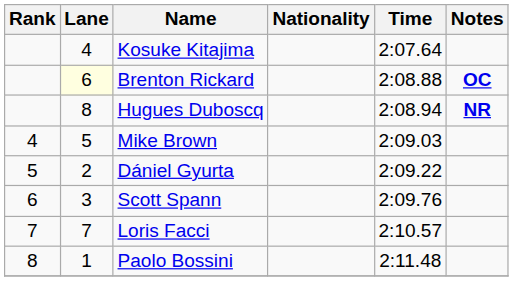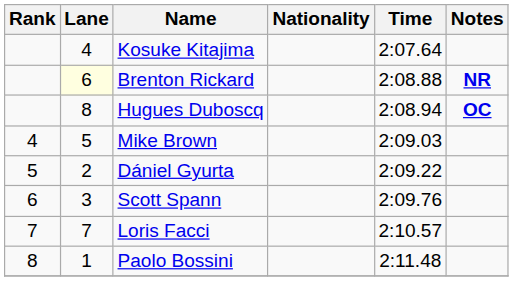(477, 79) OC -> (477, 79) NR
(477, 110) NR -> (477, 110) OC
